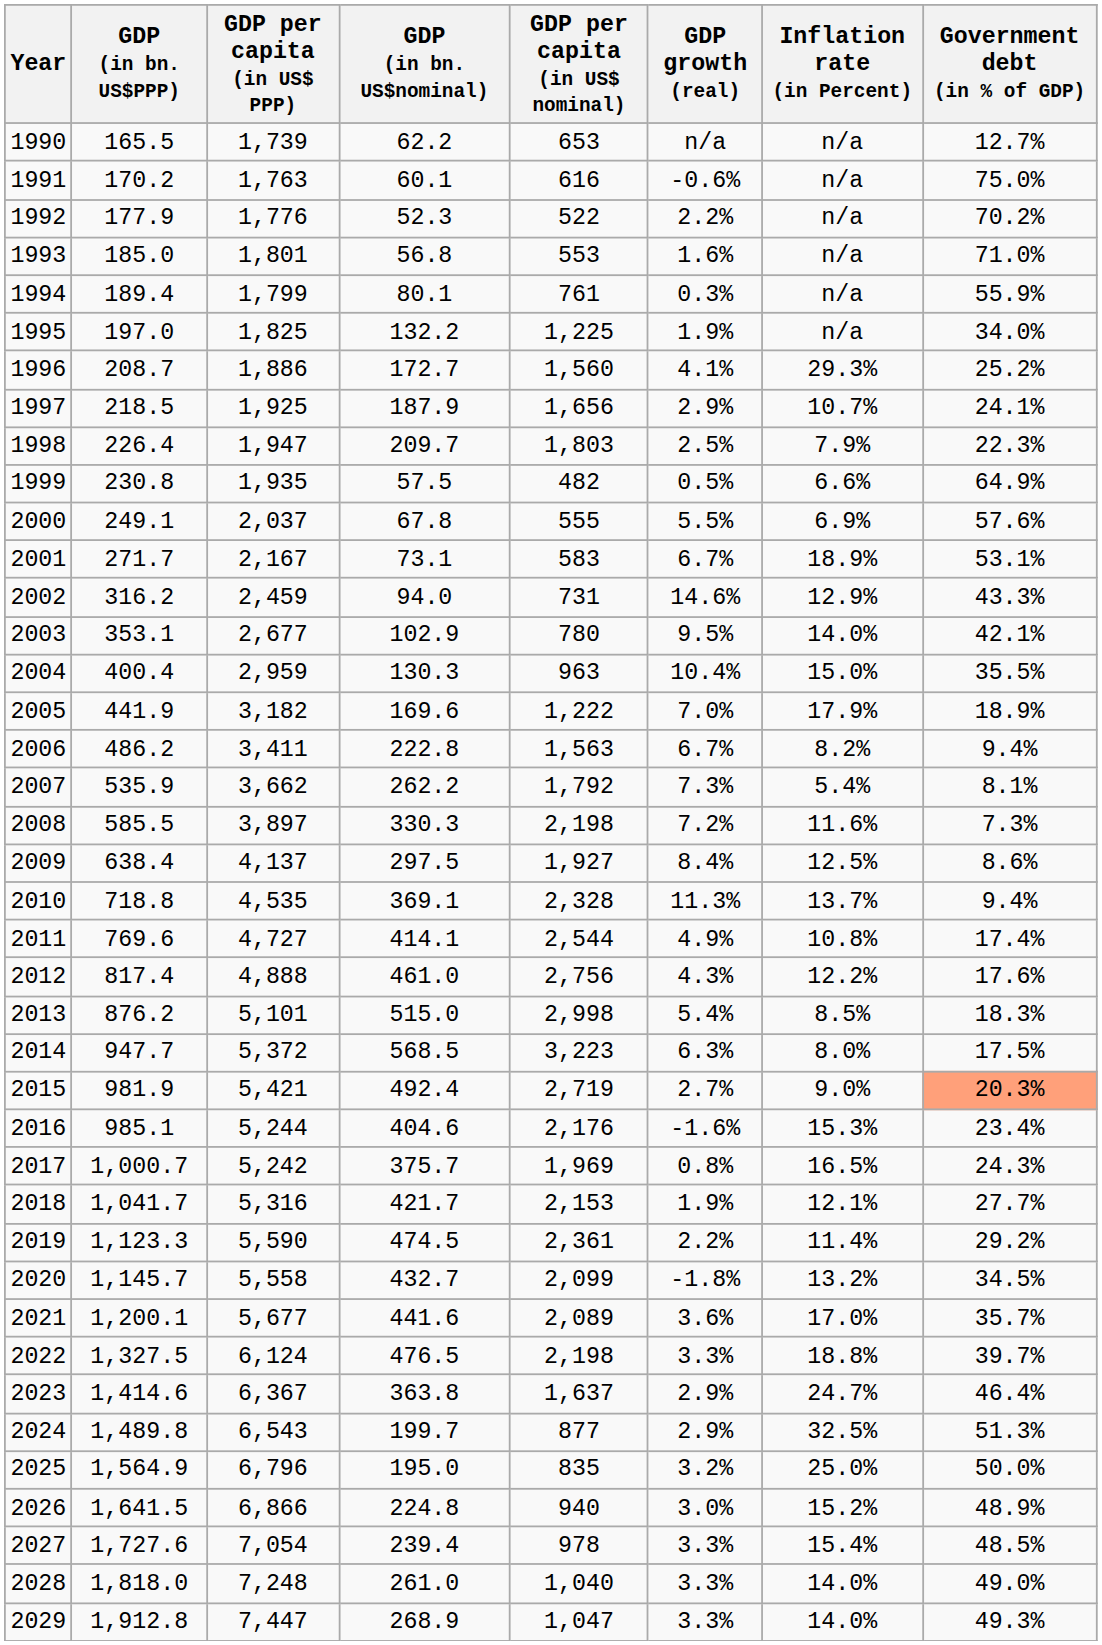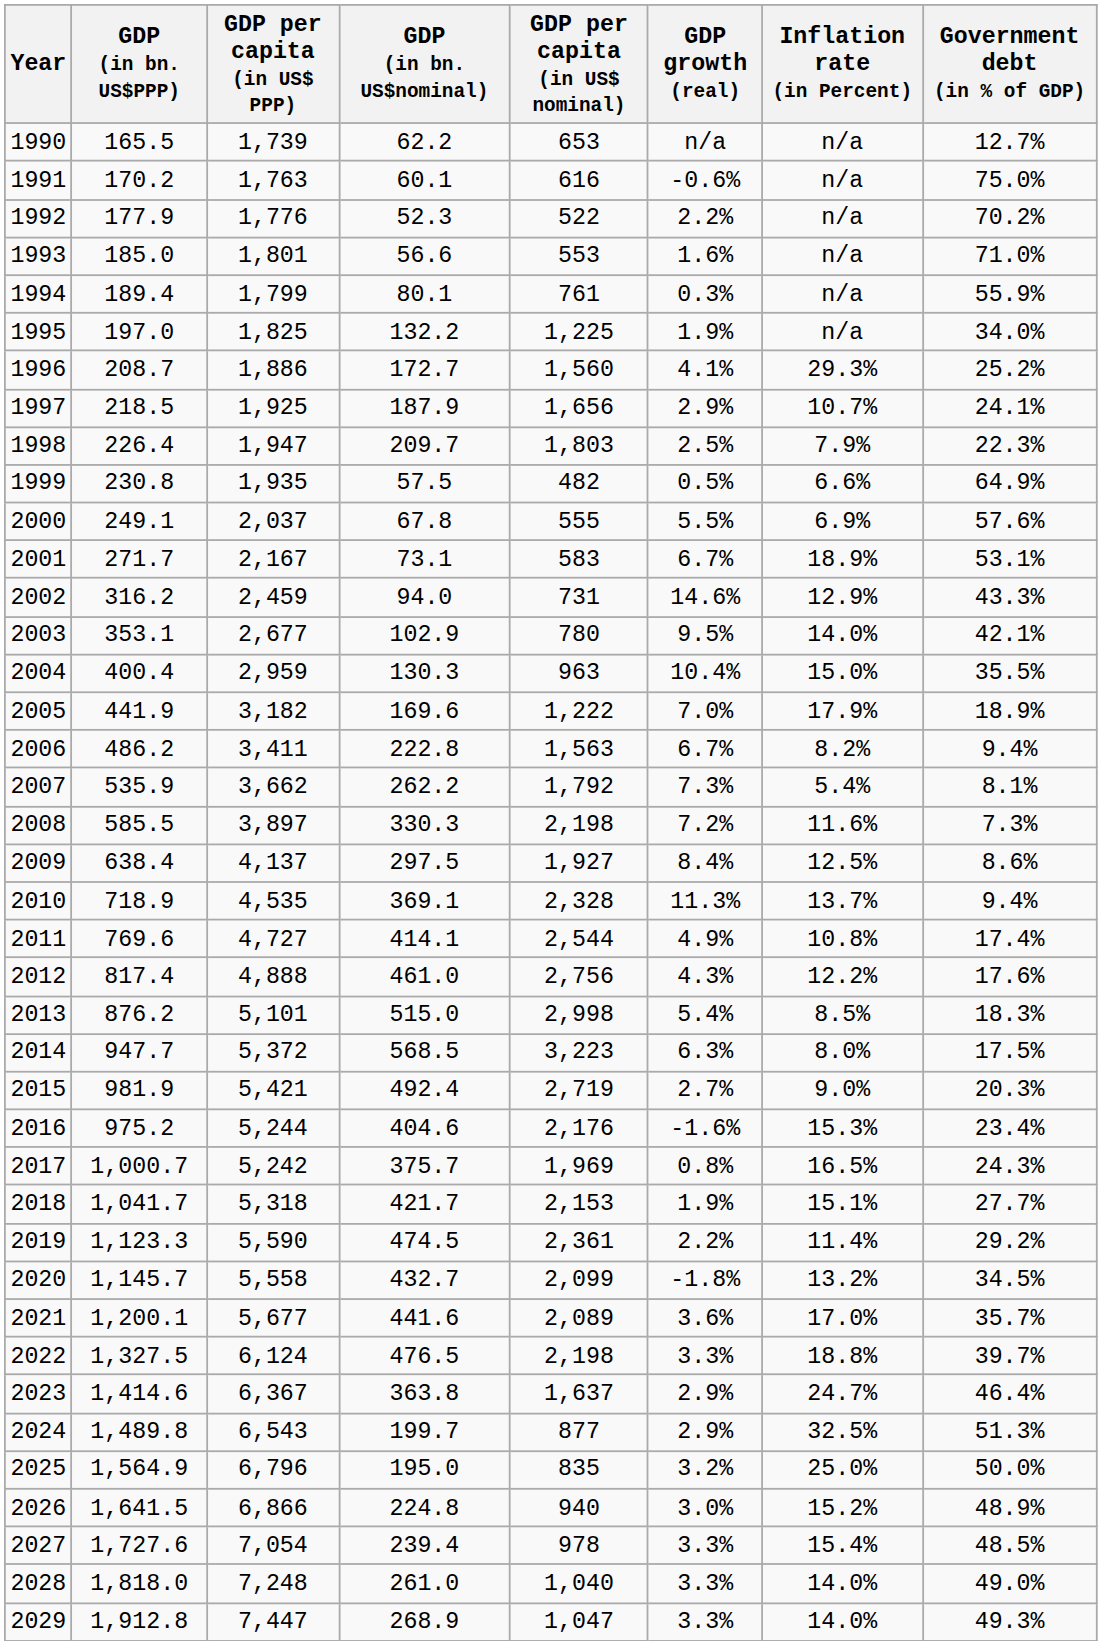(424, 256) 56.8 -> (424, 256) 56.6
(139, 901) 718.8 -> (139, 901) 718.9
(1010, 1090) lightsalmon background -> (1010, 1090) no background
(139, 1128) 985.1 -> (139, 1128) 975.2
(273, 1204) 5,316 -> (273, 1204) 5,318
(842, 1204) 12.1% -> (842, 1204) 15.1%
